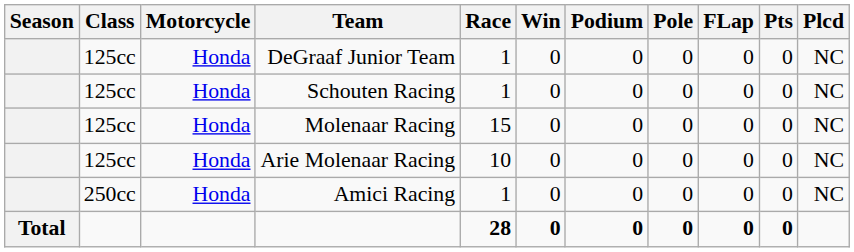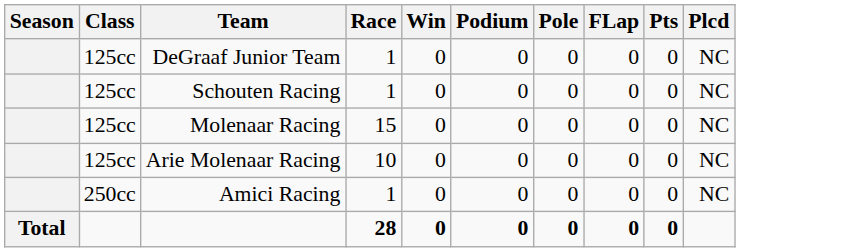- column: (198, 21)
